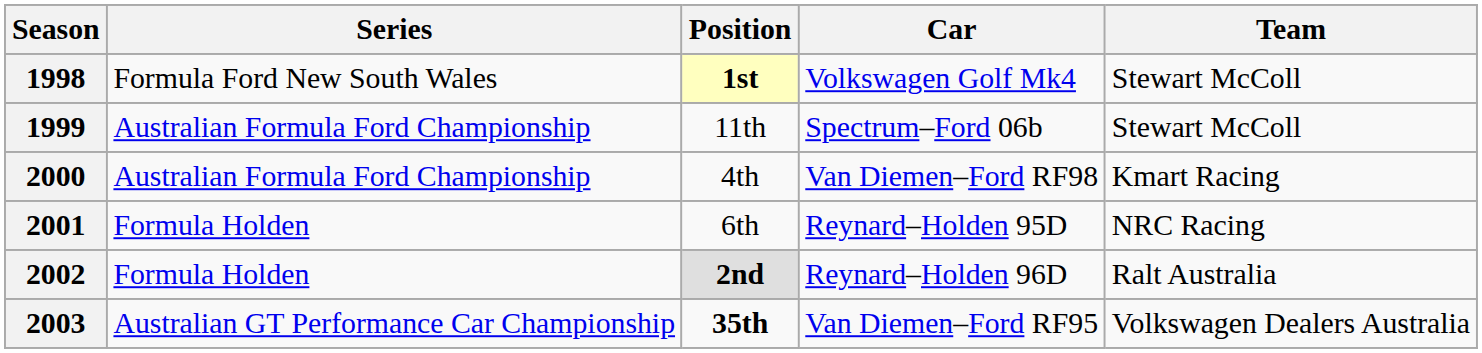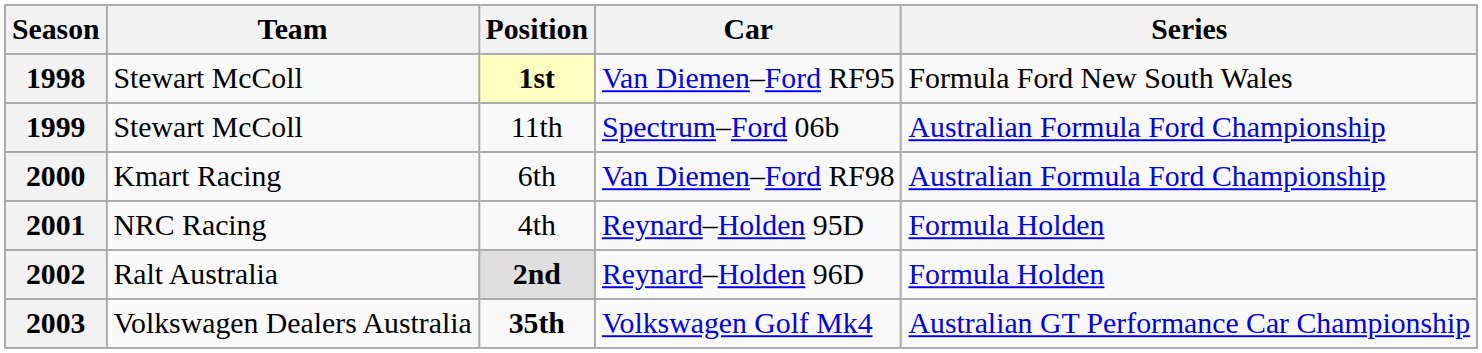columns swapped: (394, 29) <-> (1291, 29)
(941, 78) Volkswagen Golf Mk4 -> (748, 78) Van Diemen–Ford RF95
(740, 176) 4th -> (537, 176) 6th
(740, 225) 6th -> (537, 225) 4th
(952, 323) Van Diemen–Ford RF95 -> (737, 323) Volkswagen Golf Mk4
